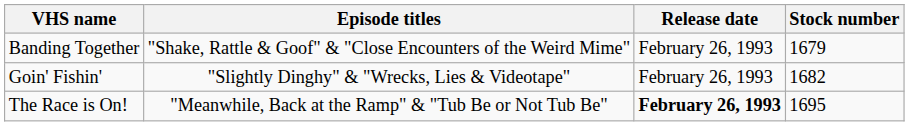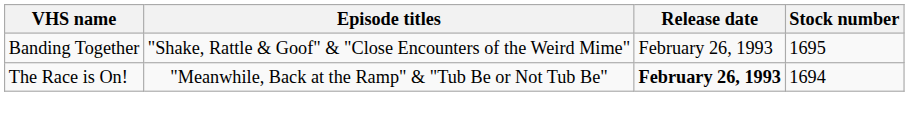(808, 47) 1679 -> (808, 47) 1695
- row: (55, 76)
(808, 105) 1695 -> (808, 76) 1694
